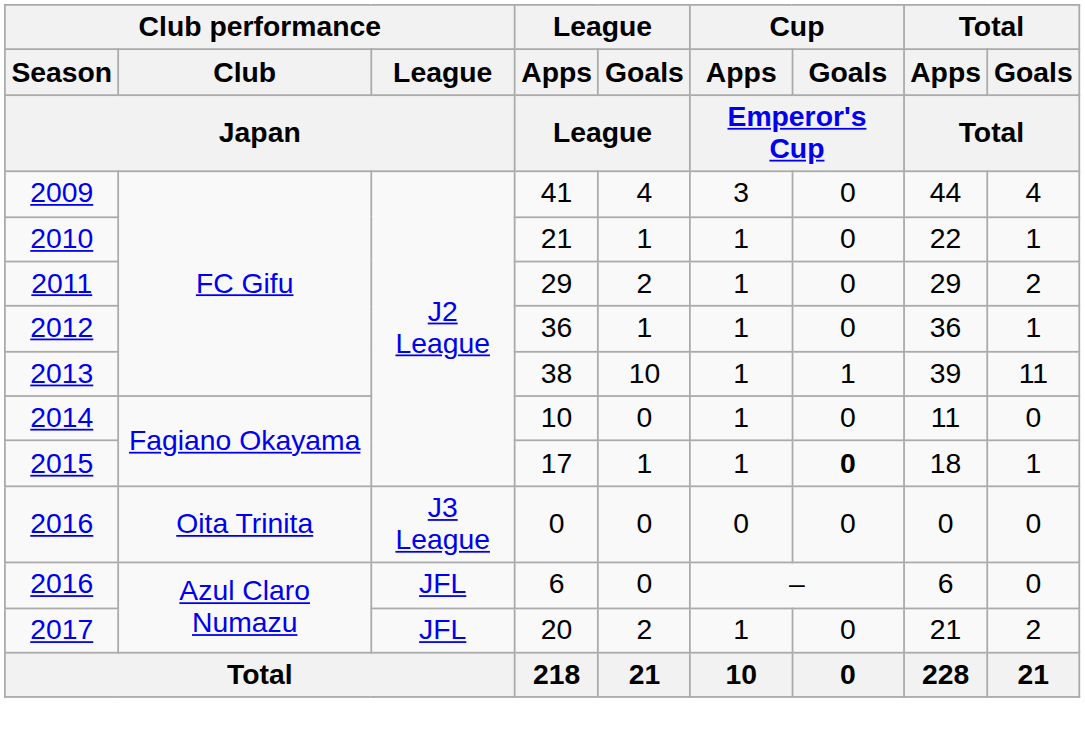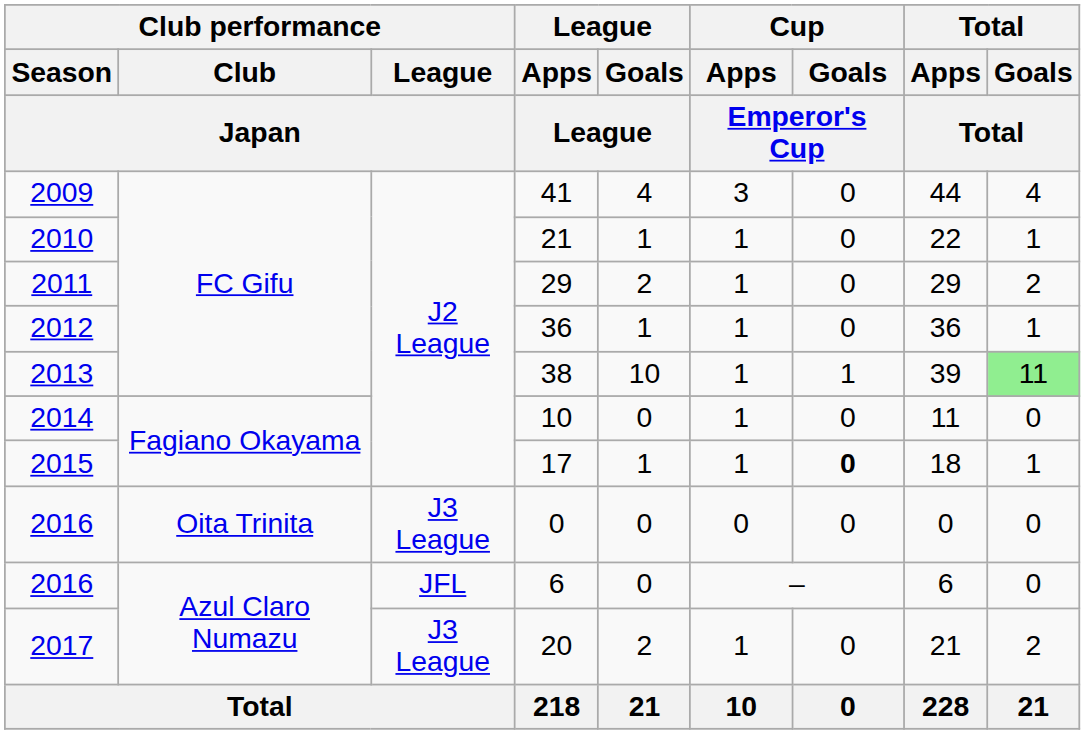(1033, 373) no background -> (1033, 373) lightgreen background
(443, 629) JFL -> (443, 645) J3 League
